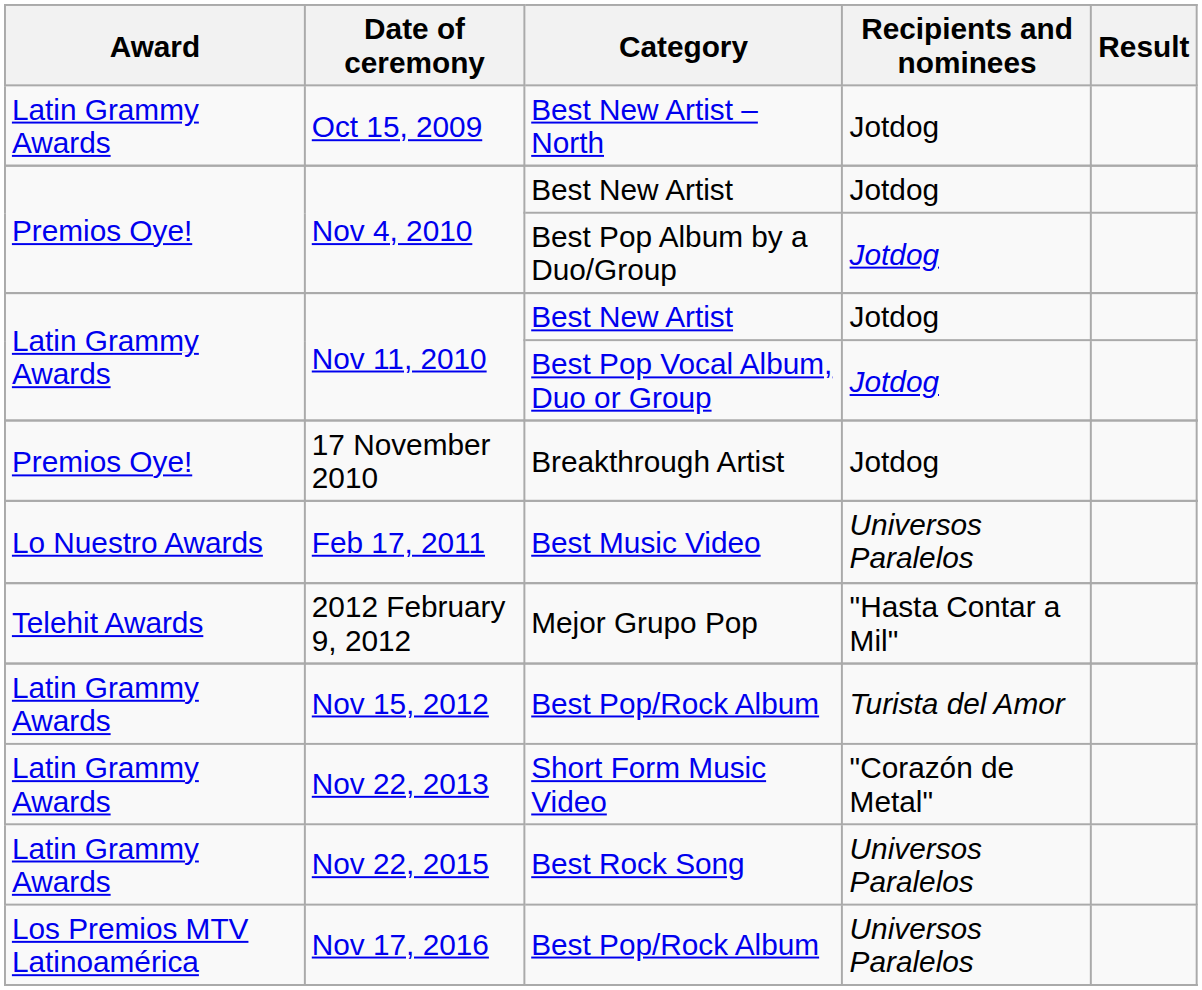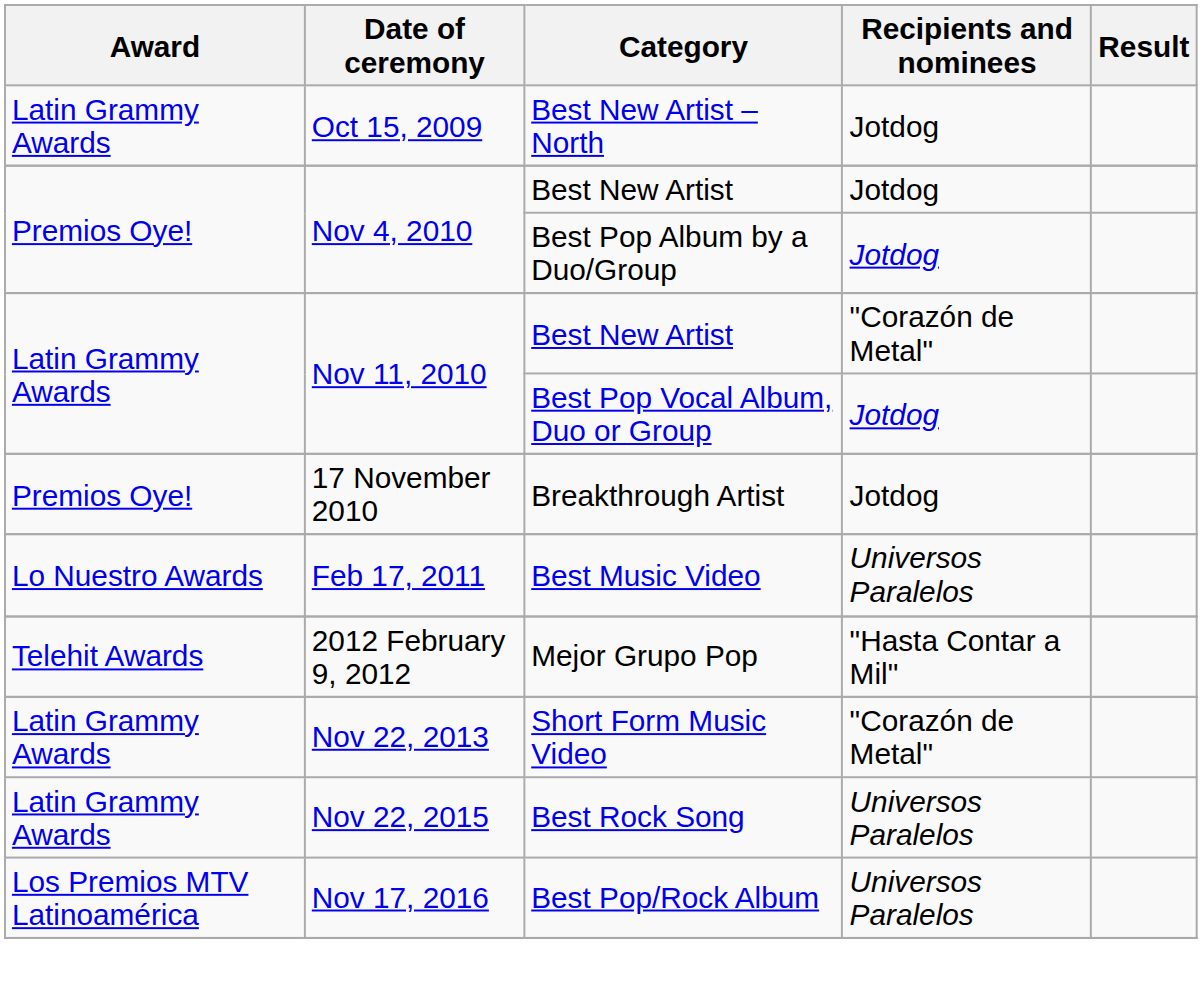(894, 317) Jotdog -> (932, 334) "Corazón de Metal"
- row: (400, 703)
